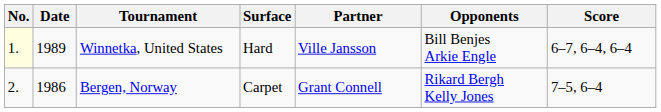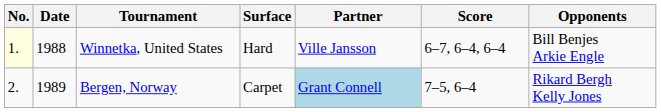columns swapped: (484, 16) <-> (601, 16)
(51, 47) 1989 -> (51, 47) 1988
(51, 87) 1986 -> (51, 87) 1989
(340, 87) no background -> (340, 87) lightblue background
